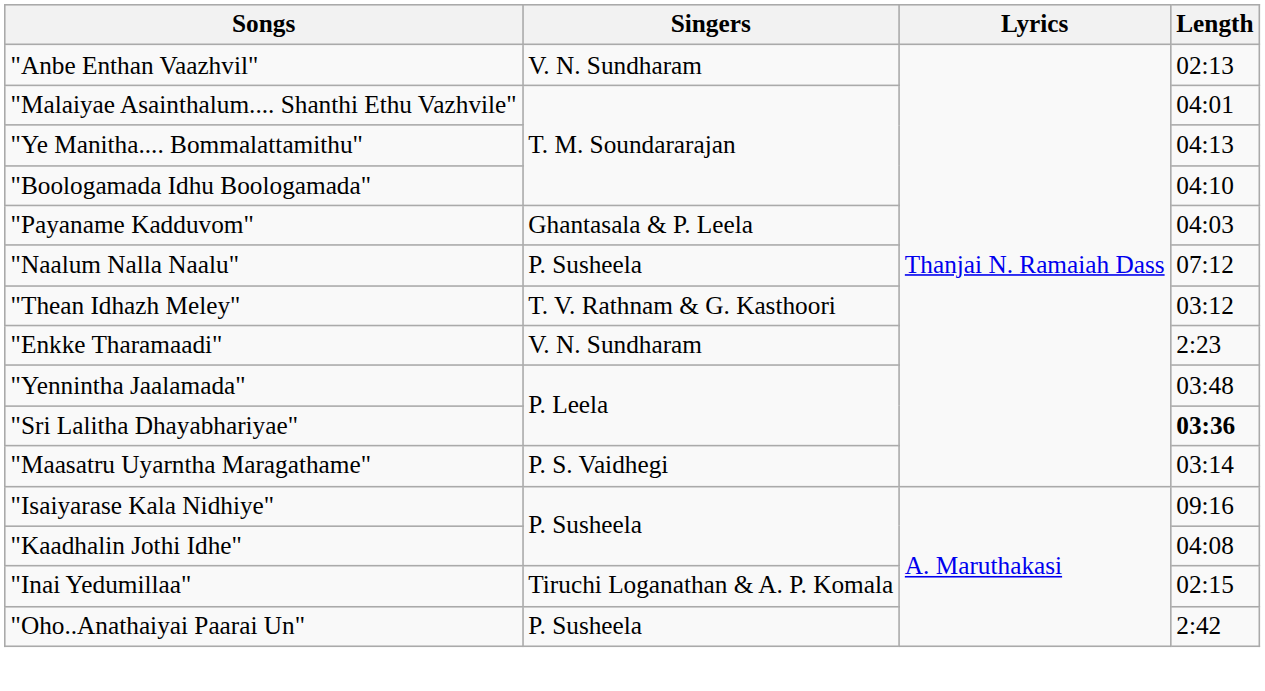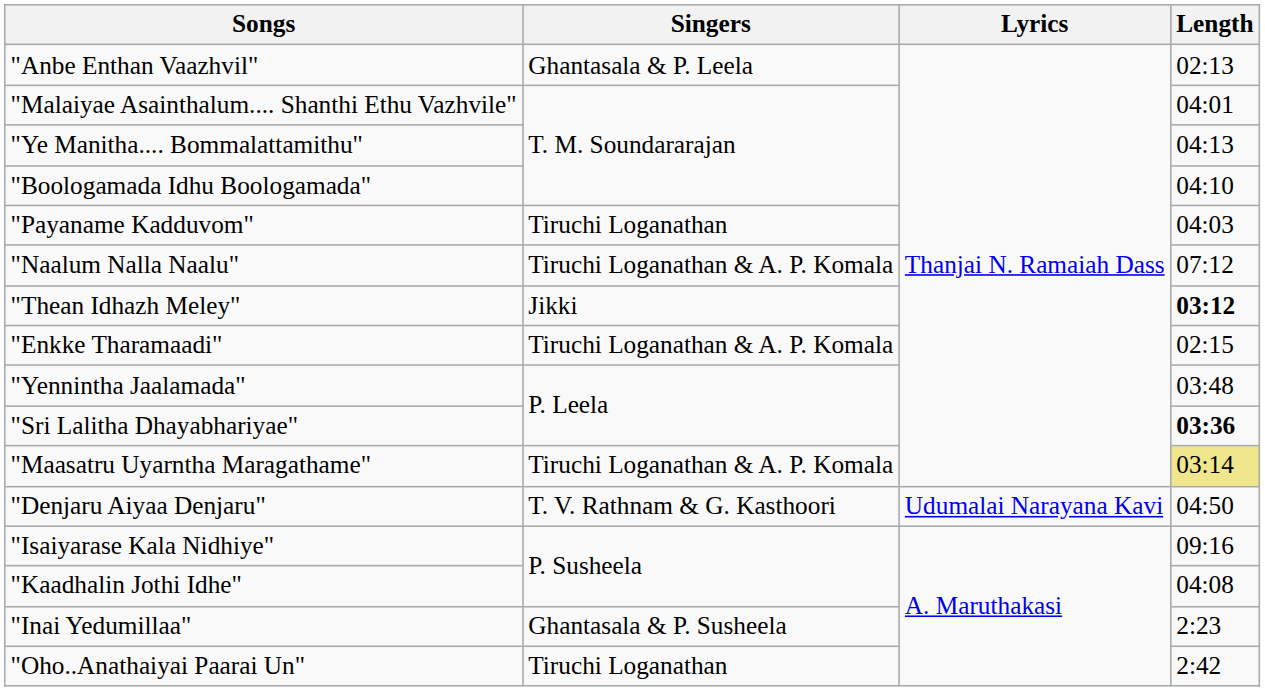(615, 64) V. N. Sundharam -> (641, 64) Ghantasala & P. Leela
(641, 225) Ghantasala & P. Leela -> (628, 225) Tiruchi Loganathan
(585, 265) P. Susheela -> (711, 265) Tiruchi Loganathan & A. P. Komala
(682, 305) T. V. Rathnam & G. Kasthoori -> (553, 305) Jikki
(1205, 305) normal -> (1206, 305) bold
(615, 345) V. N. Sundharam -> (711, 345) Tiruchi Loganathan & A. P. Komala
(1199, 345) 2:23 -> (1205, 345) 02:15
(598, 465) P. S. Vaidhegi -> (711, 465) Tiruchi Loganathan & A. P. Komala
(1205, 465) no background -> (1205, 465) khaki background
+ row: (138, 505)
(711, 585) Tiruchi Loganathan & A. P. Komala -> (657, 625) Ghantasala & P. Susheela
(1205, 585) 02:15 -> (1199, 625) 2:23
(585, 625) P. Susheela -> (628, 666) Tiruchi Loganathan
